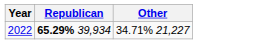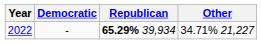+ column: (67, 13)
